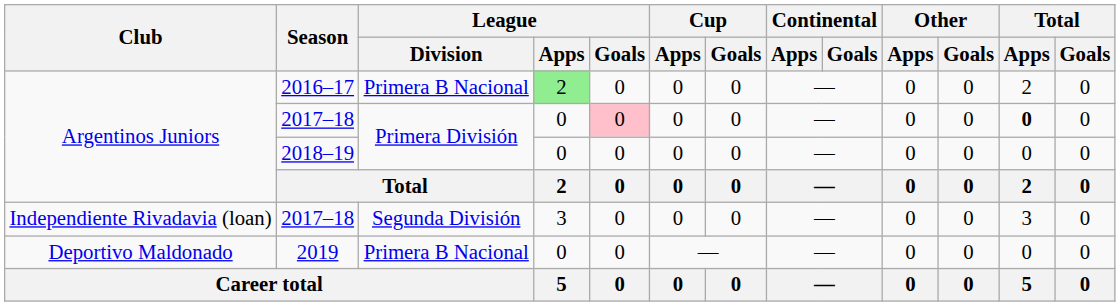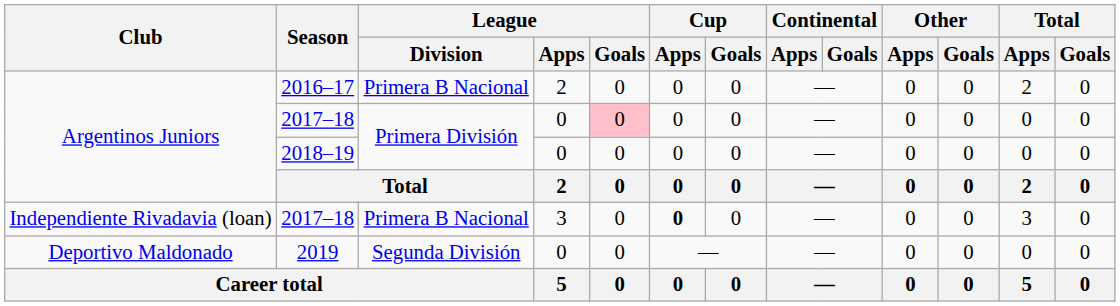(562, 86) lightgreen background -> (562, 86) no background
(1027, 119) bold -> (1027, 119) normal
(446, 218) Segunda División -> (446, 218) Primera B Nacional
(678, 218) normal -> (678, 218) bold
(446, 251) Primera B Nacional -> (446, 251) Segunda División
